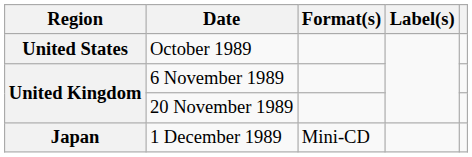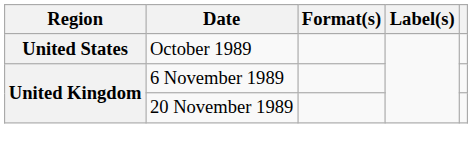- row: (216, 136)
